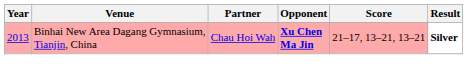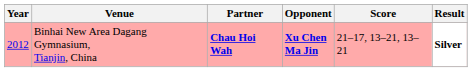(18, 38) 2013 -> (18, 44) 2012
(243, 38) normal -> (233, 44) bold
